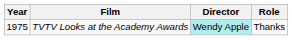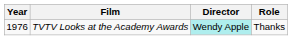(17, 27) 1975 -> (17, 27) 1976
